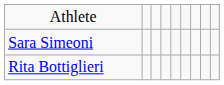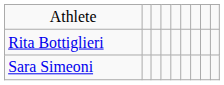rows swapped: (56, 67) <-> (51, 42)
